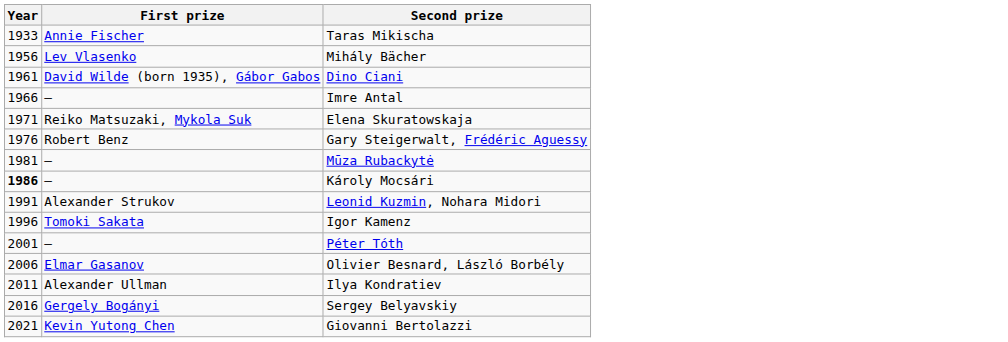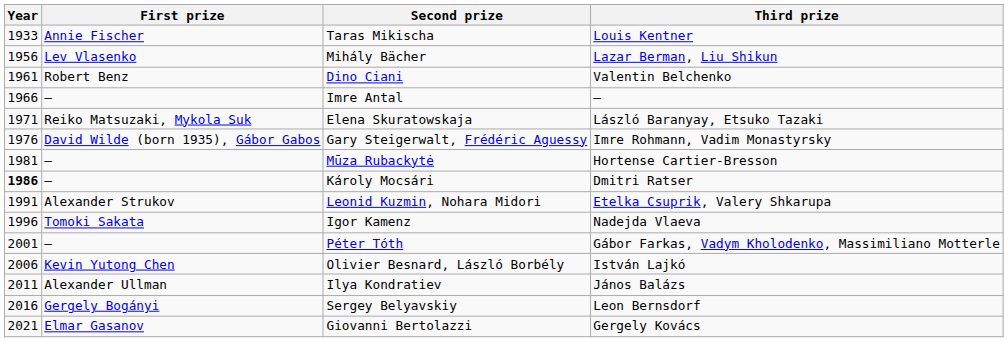+ column: (797, 15)
(182, 77) David Wilde (born 1935), Gábor Gabos -> (86, 77) Robert Benz
(86, 139) Robert Benz -> (182, 139) David Wilde (born 1935), Gábor Gabos
(94, 264) Elmar Gasanov -> (109, 264) Kevin Yutong Chen
(109, 326) Kevin Yutong Chen -> (94, 326) Elmar Gasanov
